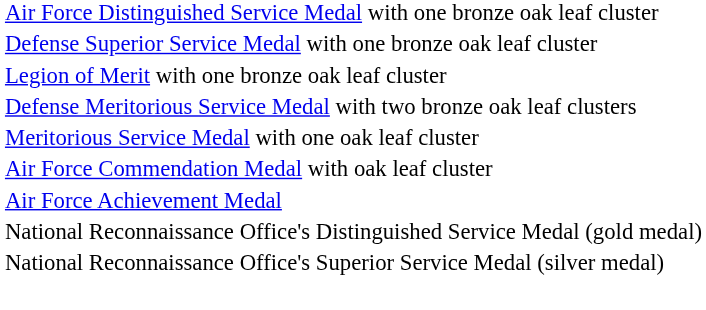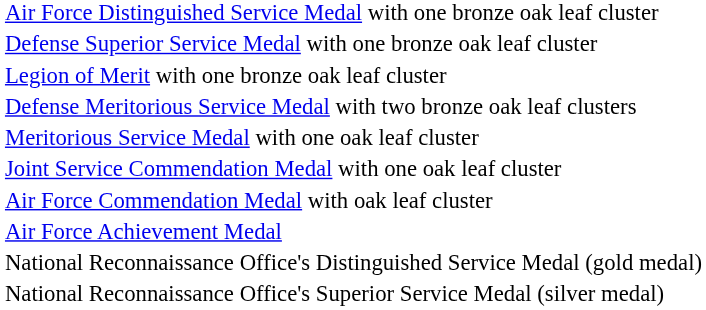+ row: (283, 169)
